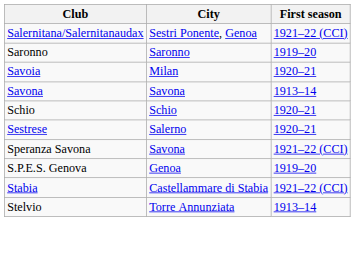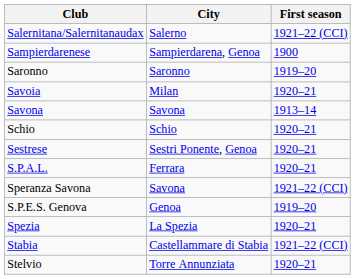(203, 33) Sestri Ponente, Genoa -> (168, 33) Salerno
+ row: (49, 52)
(168, 129) Salerno -> (203, 149) Sestri Ponente, Genoa
+ row: (27, 168)
+ row: (23, 226)
(295, 206) 1913–14 -> (295, 264) 1920–21
